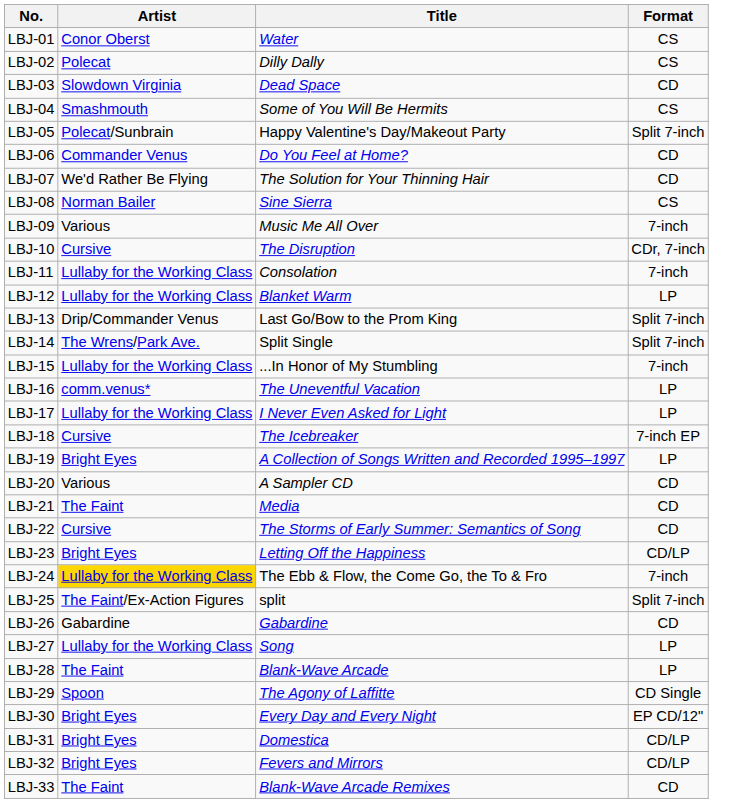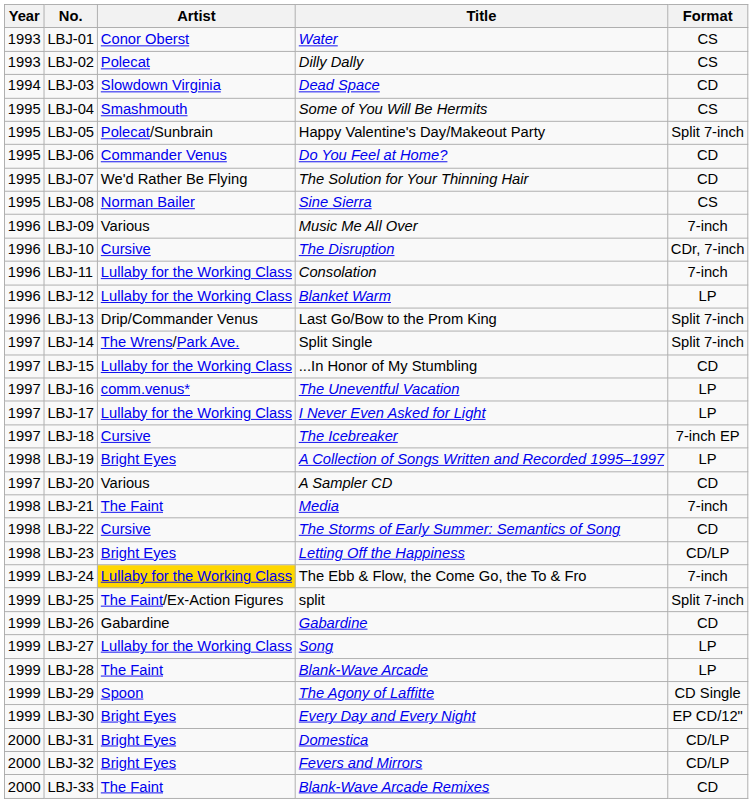+ column: (24, 16)
(668, 366) 7-inch -> (708, 366) CD
(668, 506) CD -> (708, 506) 7-inch
